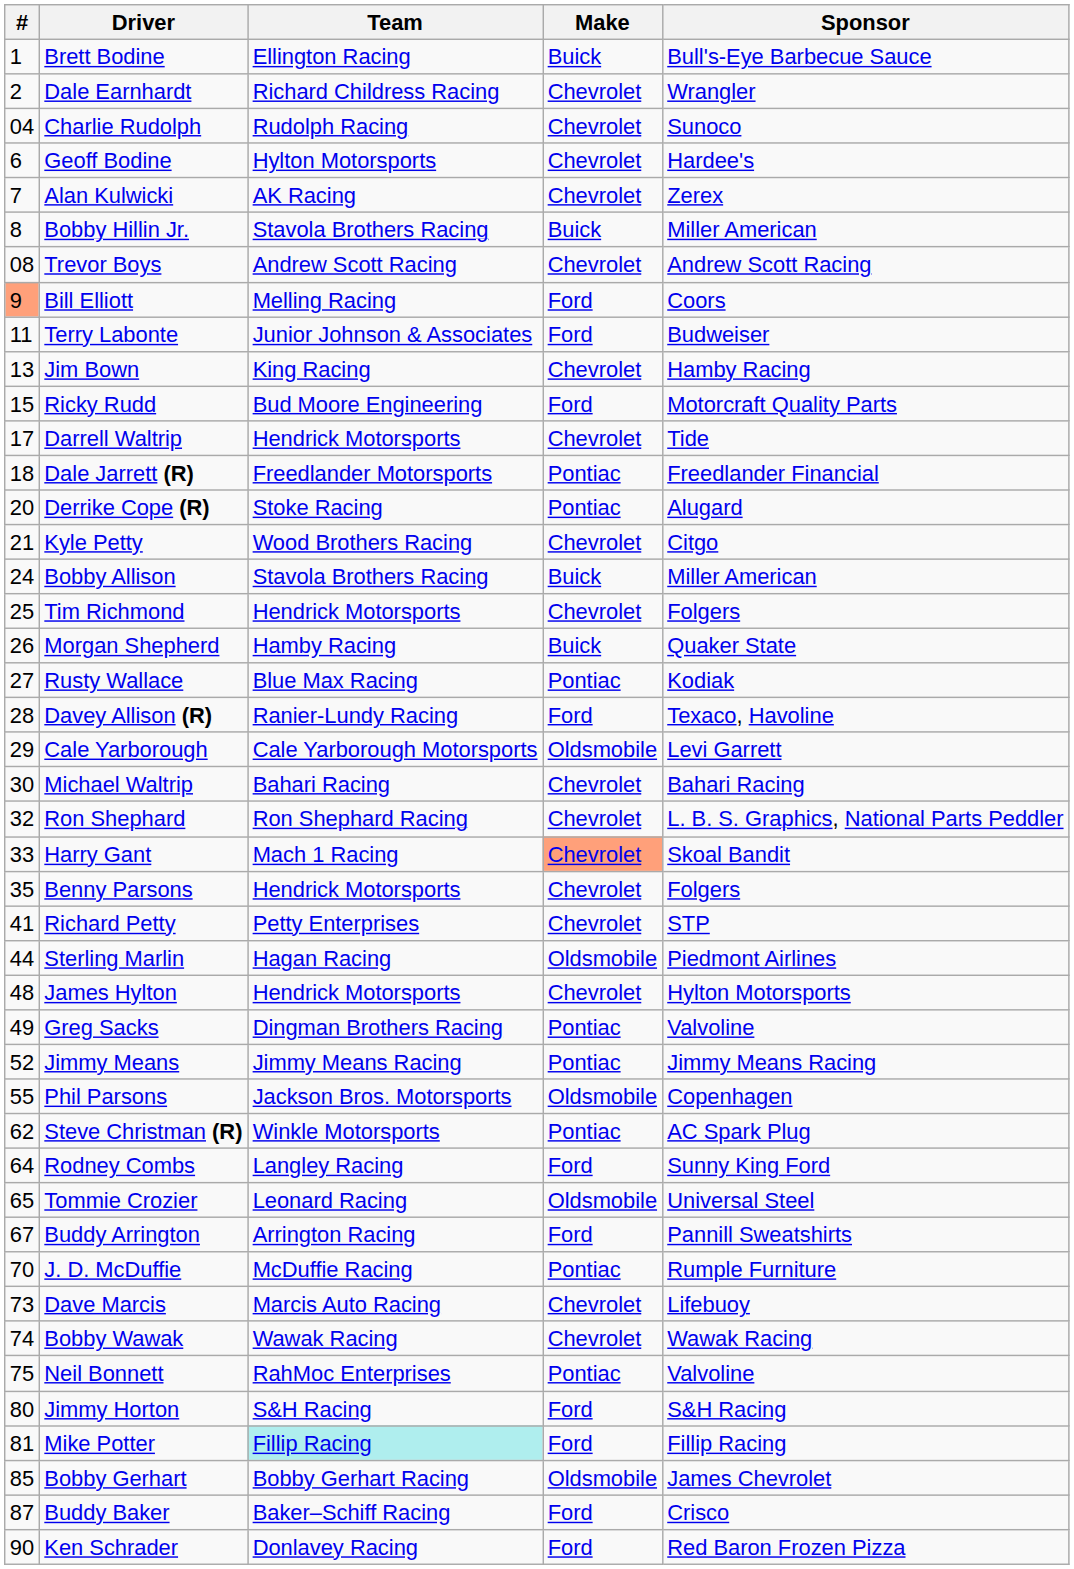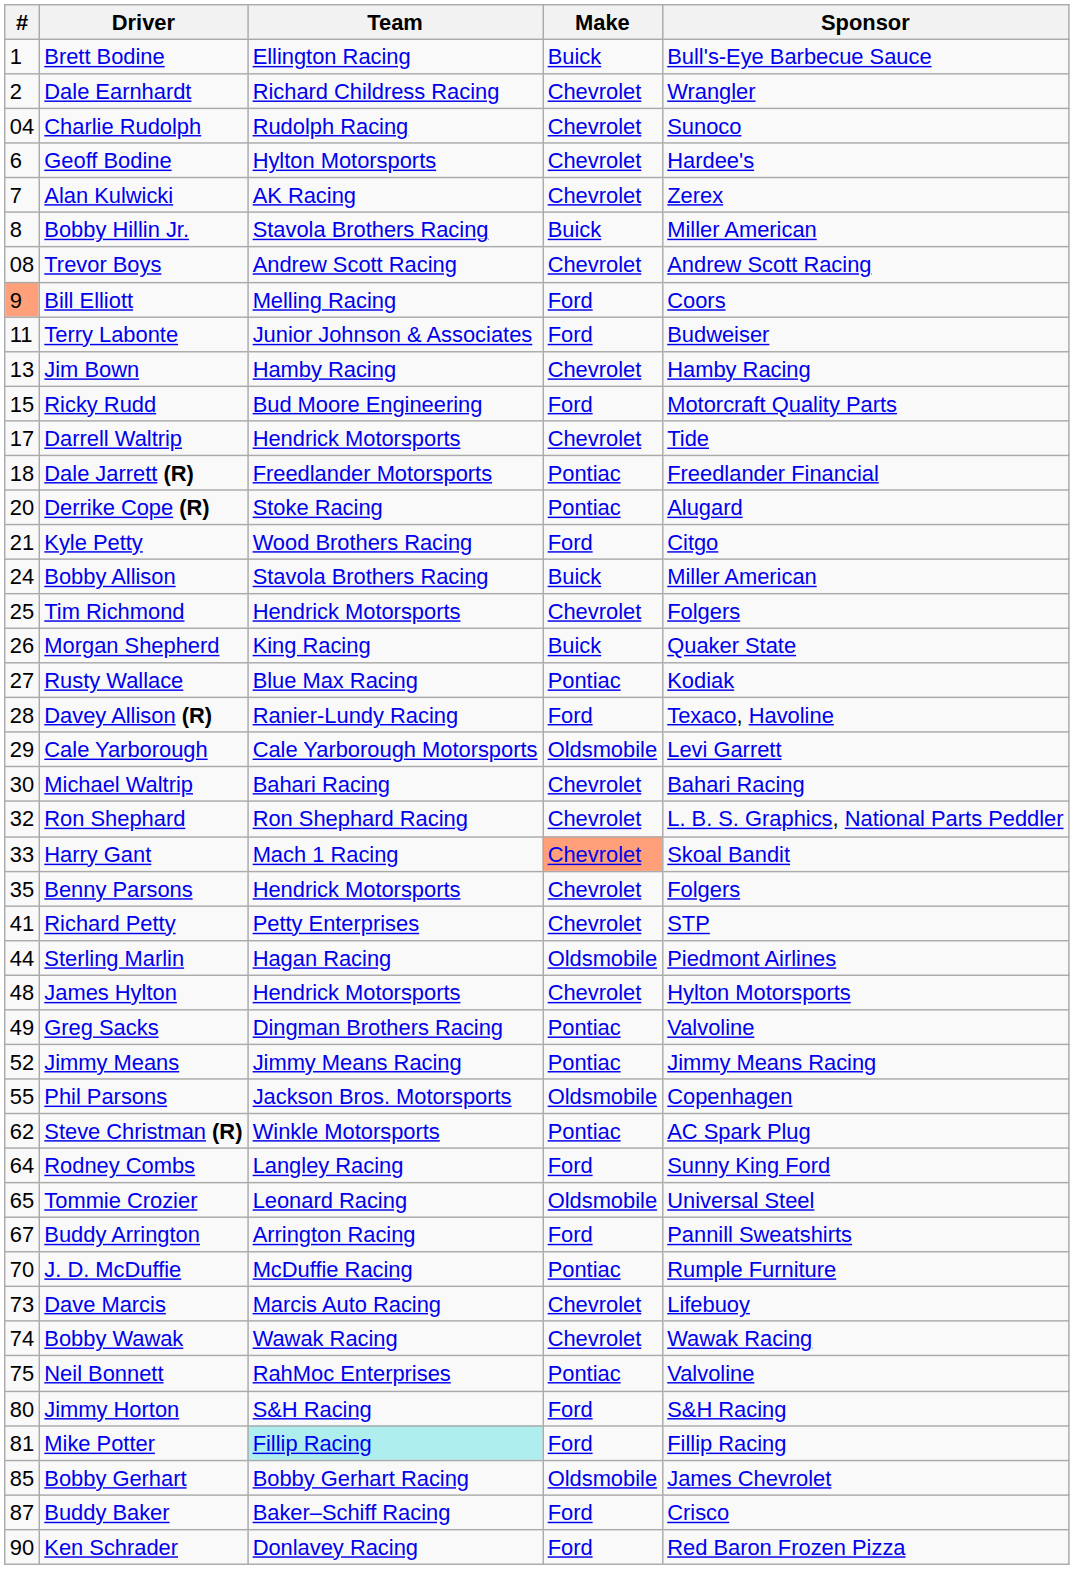(312, 369) King Racing -> (324, 369) Hamby Racing
(594, 542) Chevrolet -> (570, 542) Ford
(324, 646) Hamby Racing -> (312, 646) King Racing
